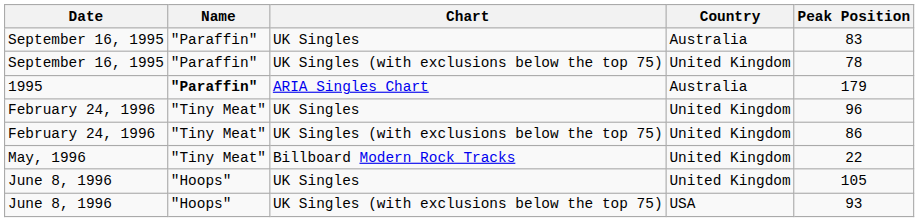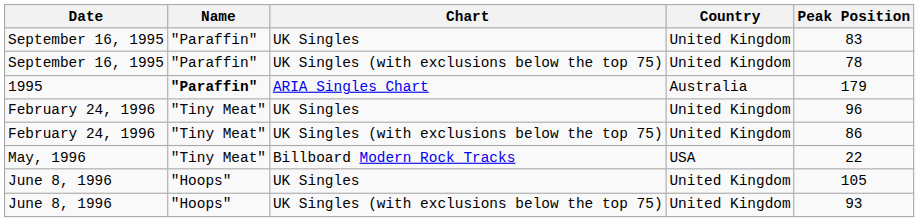(708, 40) Australia -> (730, 40) United Kingdom
(730, 157) United Kingdom -> (682, 157) USA
(682, 204) USA -> (730, 204) United Kingdom
